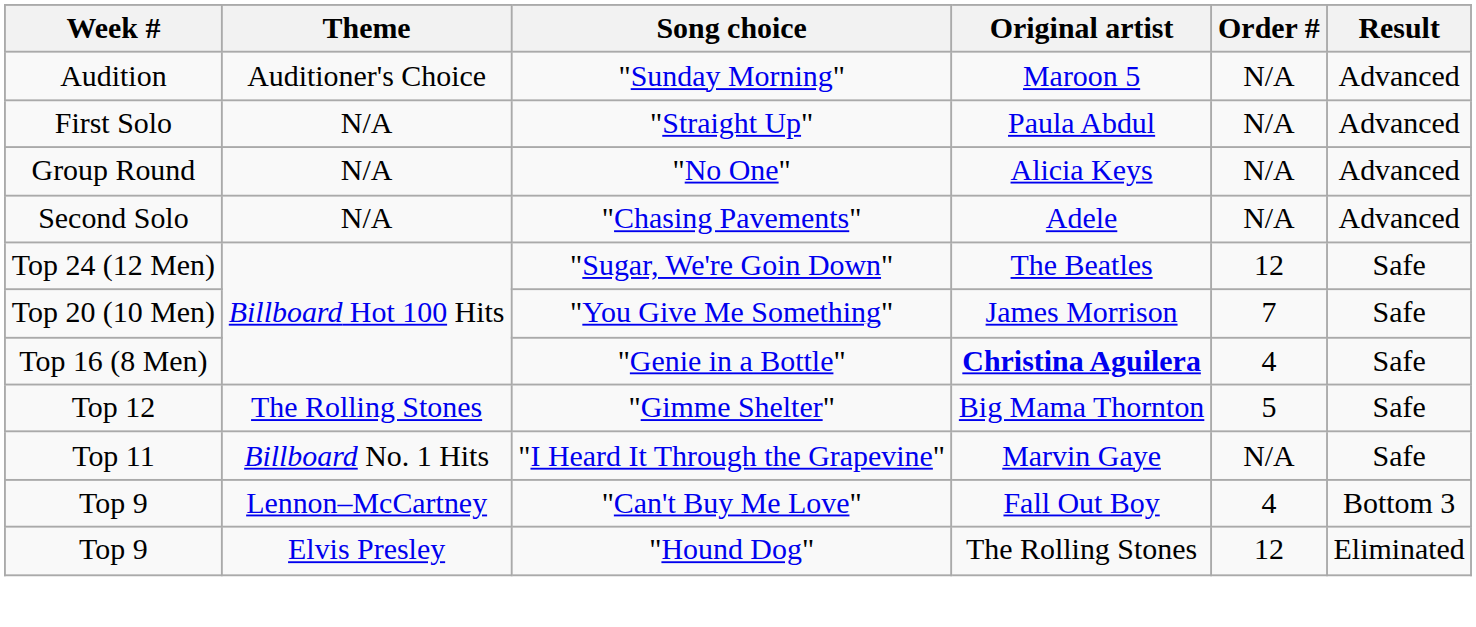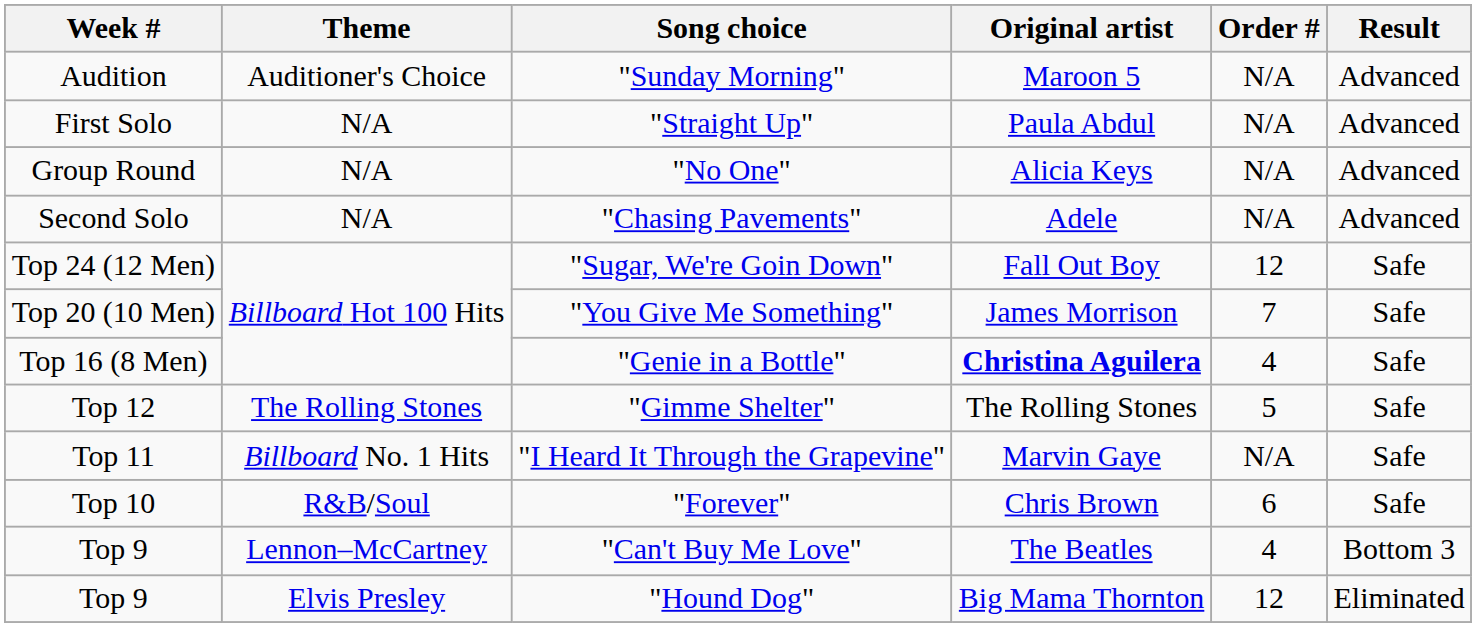(1082, 265) The Beatles -> (1082, 265) Fall Out Boy
(1082, 407) Big Mama Thornton -> (1082, 407) The Rolling Stones
+ row: (732, 502)
(1082, 502) Fall Out Boy -> (1082, 550) The Beatles
(1082, 550) The Rolling Stones -> (1082, 597) Big Mama Thornton
